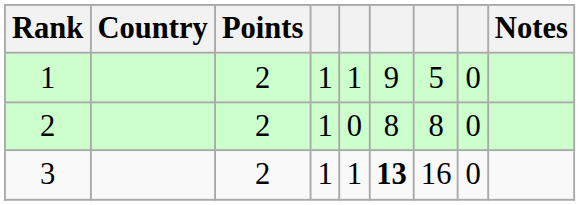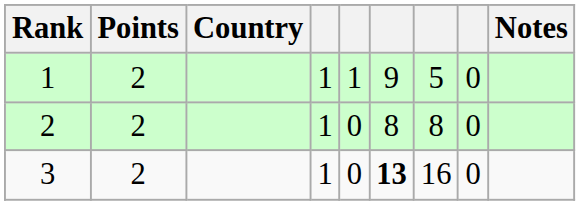columns swapped: (153, 28) <-> (263, 28)
(354, 174) 1 -> (354, 174) 0
